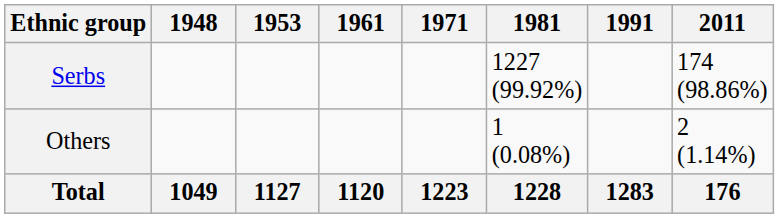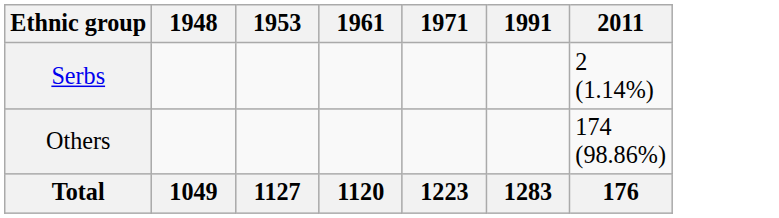- column: (537, 23)
(722, 75) 174 (98.86%) -> (615, 75) 2 (1.14%)
(716, 141) 2 (1.14%) -> (621, 141) 174 (98.86%)
